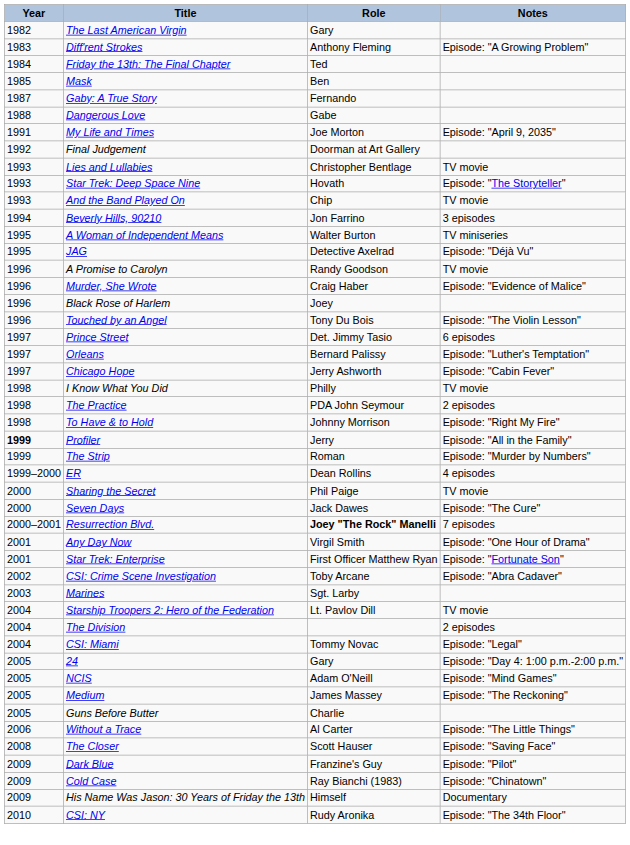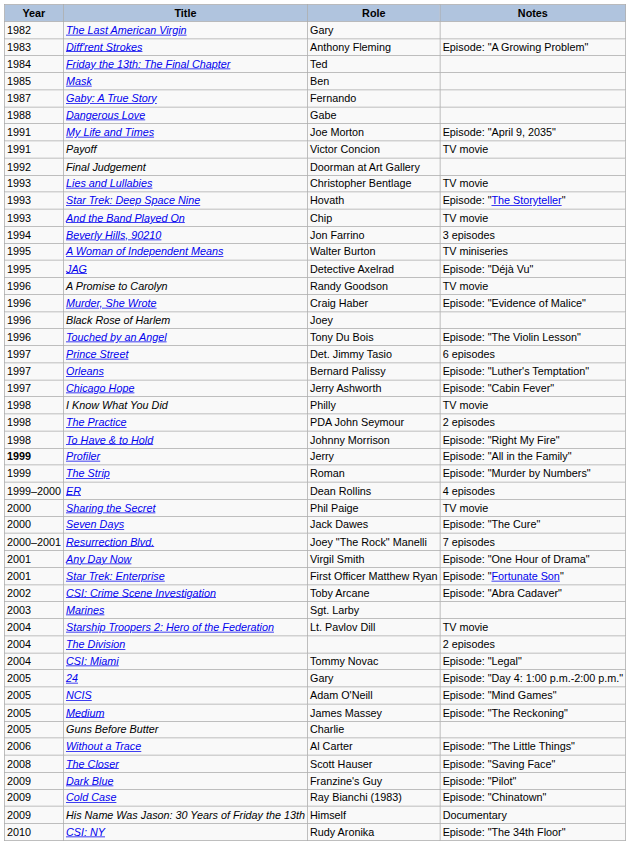+ row: (81, 150)
(373, 525) bold -> (368, 542) normal
